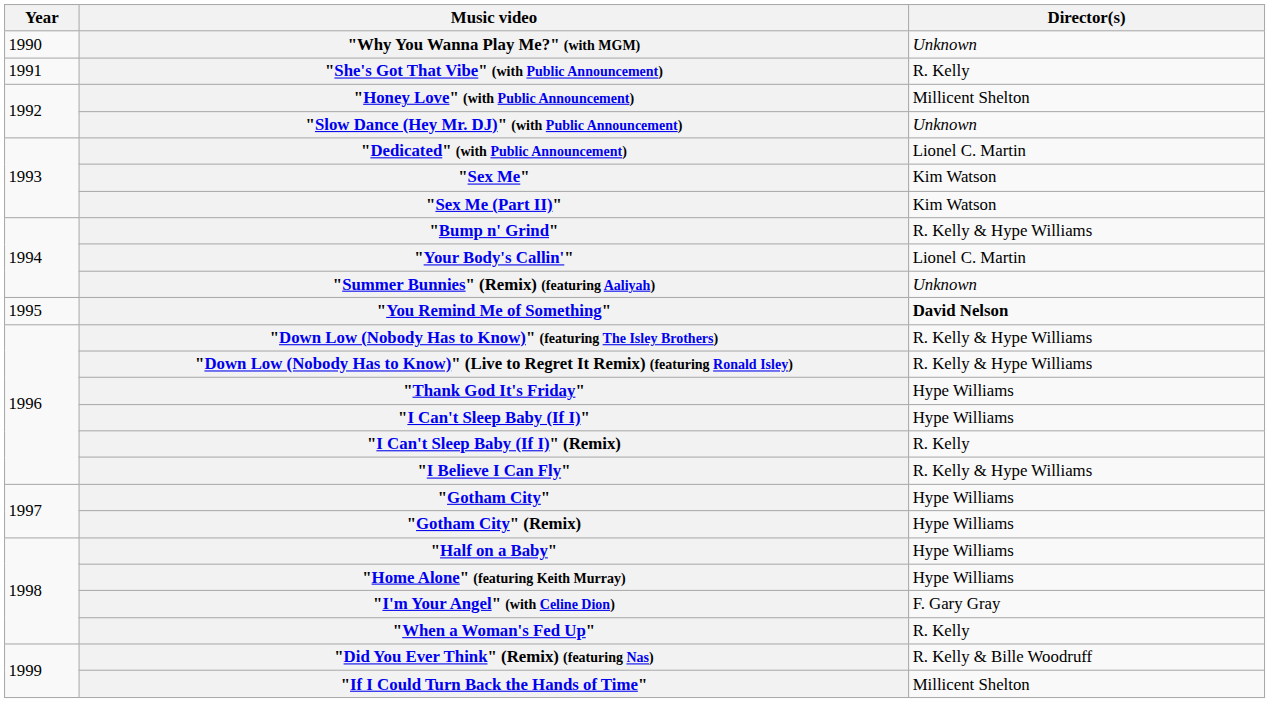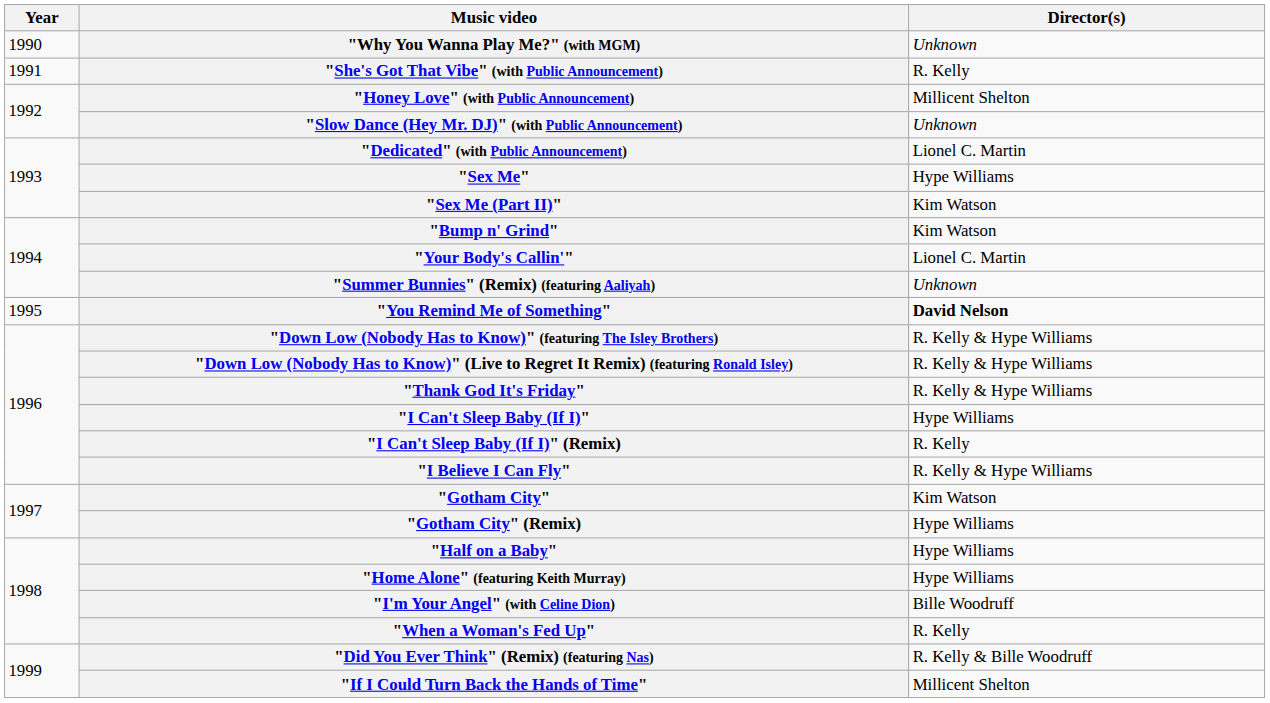(954, 177) Kim Watson -> (963, 177) Hype Williams
(1002, 230) R. Kelly & Hype Williams -> (954, 230) Kim Watson
(963, 390) Hype Williams -> (1002, 390) R. Kelly & Hype Williams
(963, 497) Hype Williams -> (954, 497) Kim Watson
(957, 603) F. Gary Gray -> (963, 603) Bille Woodruff
